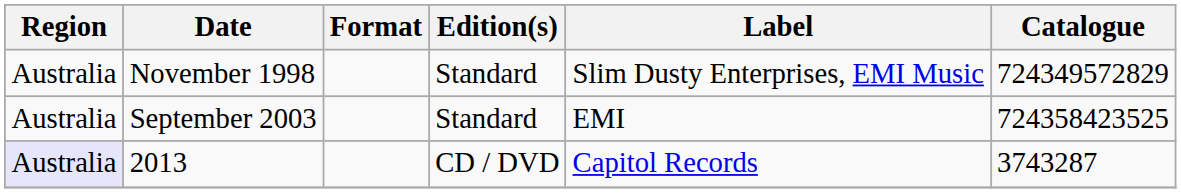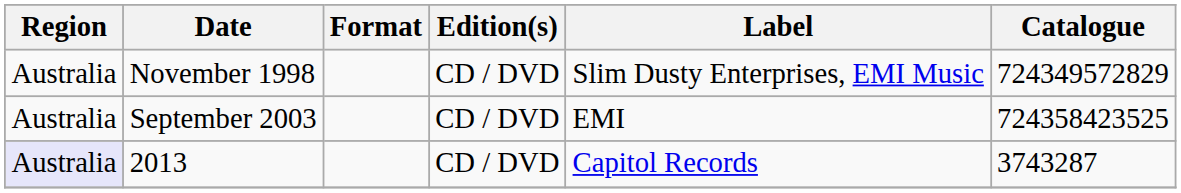(486, 72) Standard -> (497, 72) CD / DVD
(486, 118) Standard -> (497, 118) CD / DVD
